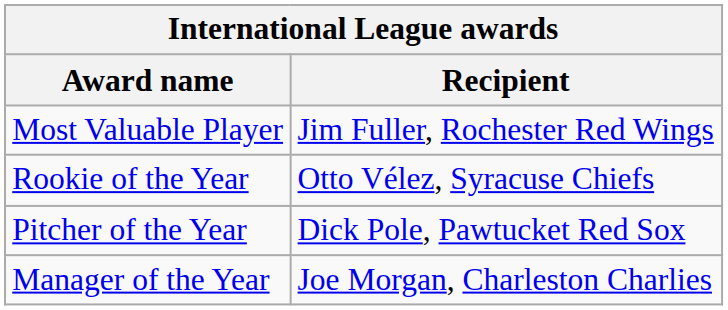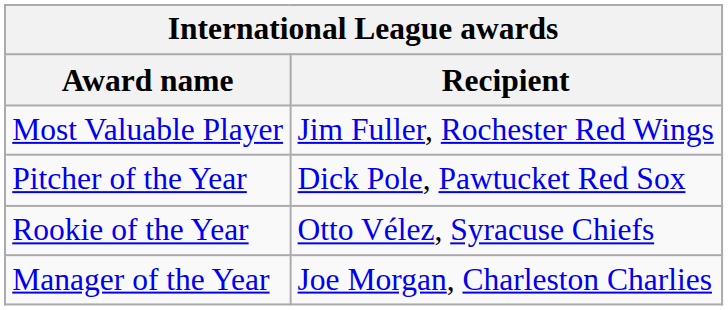rows swapped: (130, 229) <-> (130, 179)
